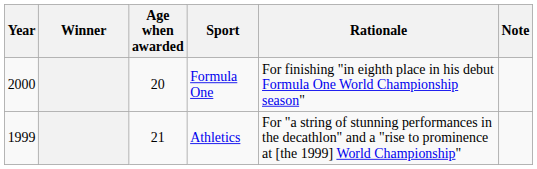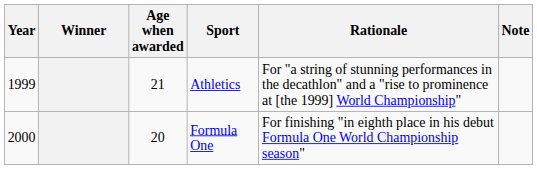rows swapped: (215, 137) <-> (214, 84)
